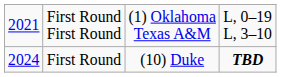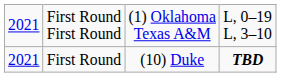(24, 59) 2024 -> (24, 59) 2021
